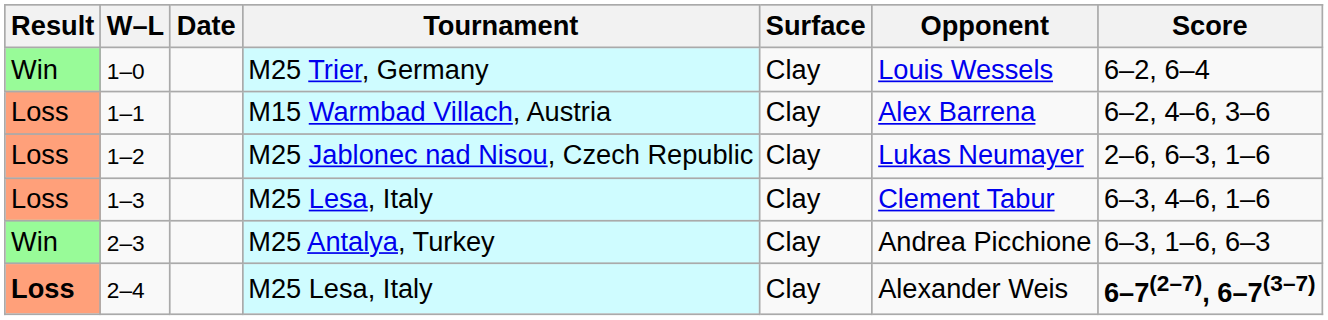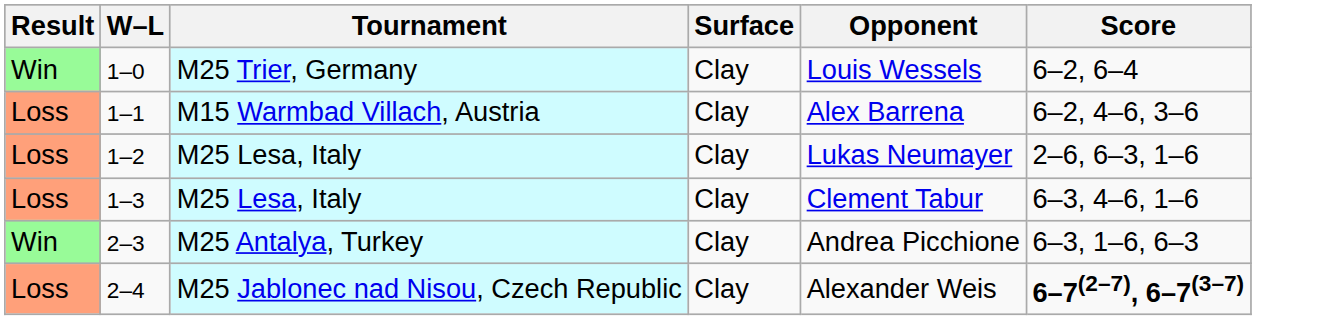- column: (206, 26)
(501, 155) M25 Jablonec nad Nisou, Czech Republic -> (269, 155) M25 Lesa, Italy
(43, 288) bold -> (40, 288) normal
(340, 288) M25 Lesa, Italy -> (429, 288) M25 Jablonec nad Nisou, Czech Republic
